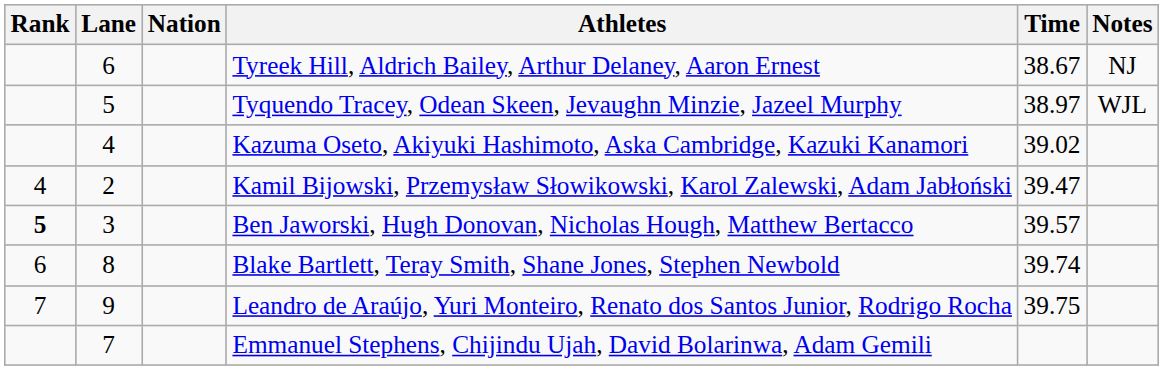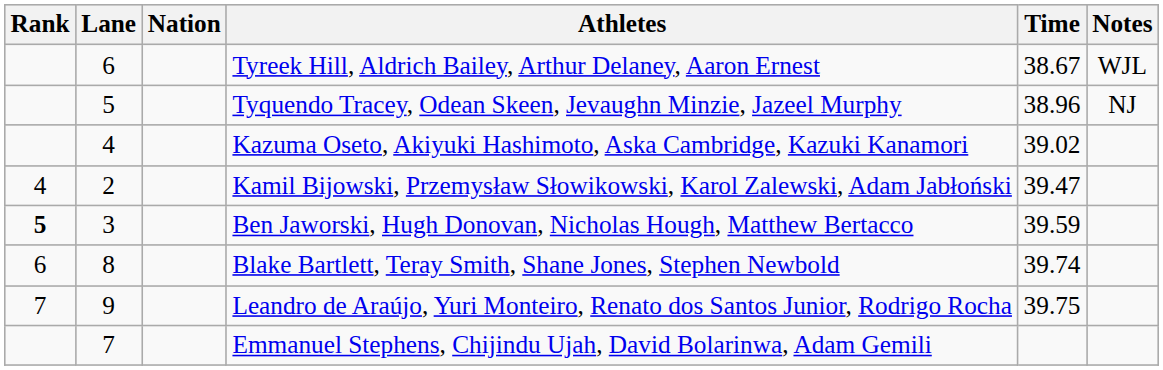(1122, 64) NJ -> (1122, 64) WJL
(1052, 104) 38.97 -> (1052, 104) 38.96
(1122, 104) WJL -> (1122, 104) NJ
(1052, 225) 39.57 -> (1052, 225) 39.59
